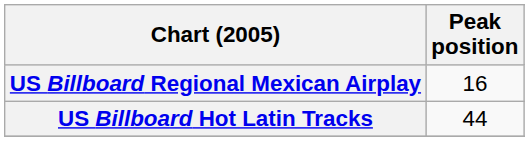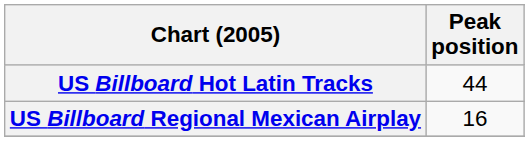rows swapped: (215, 118) <-> (215, 82)
